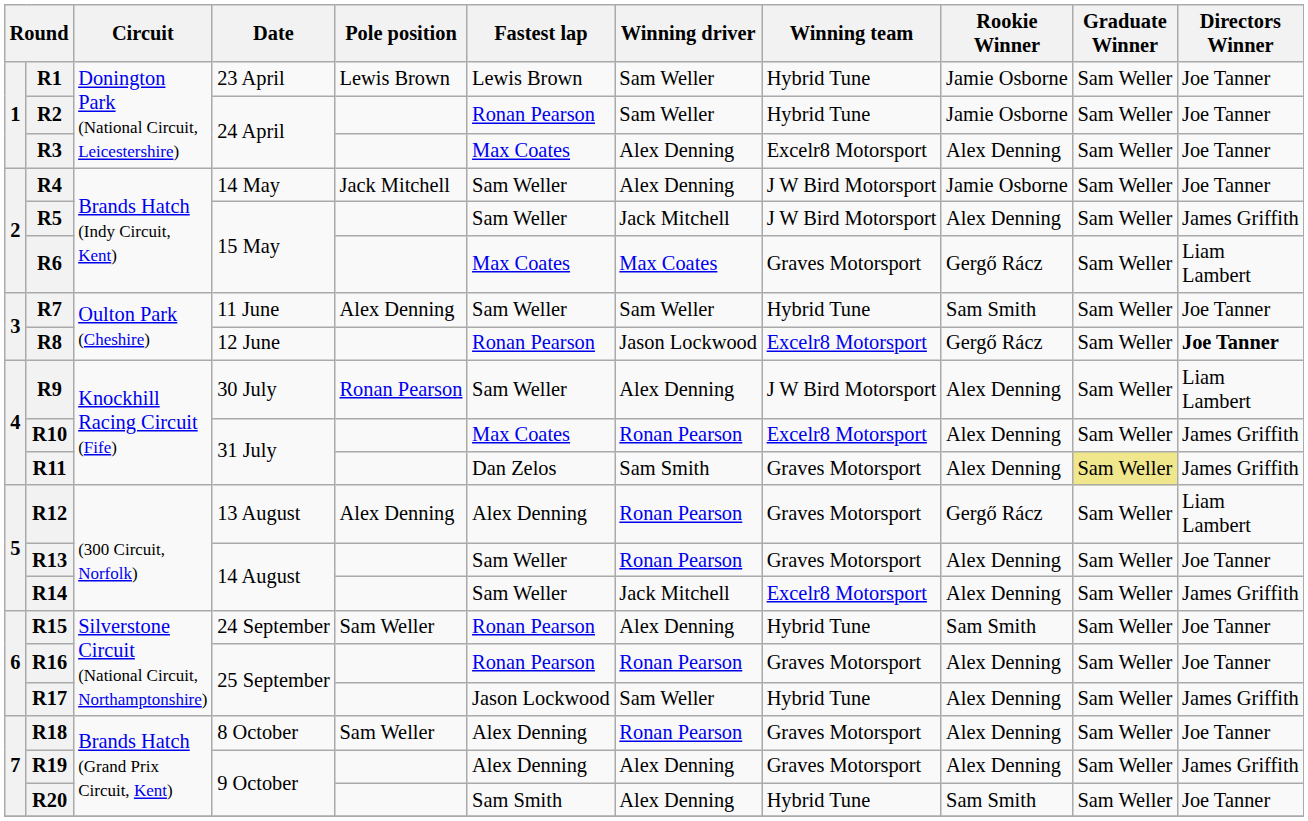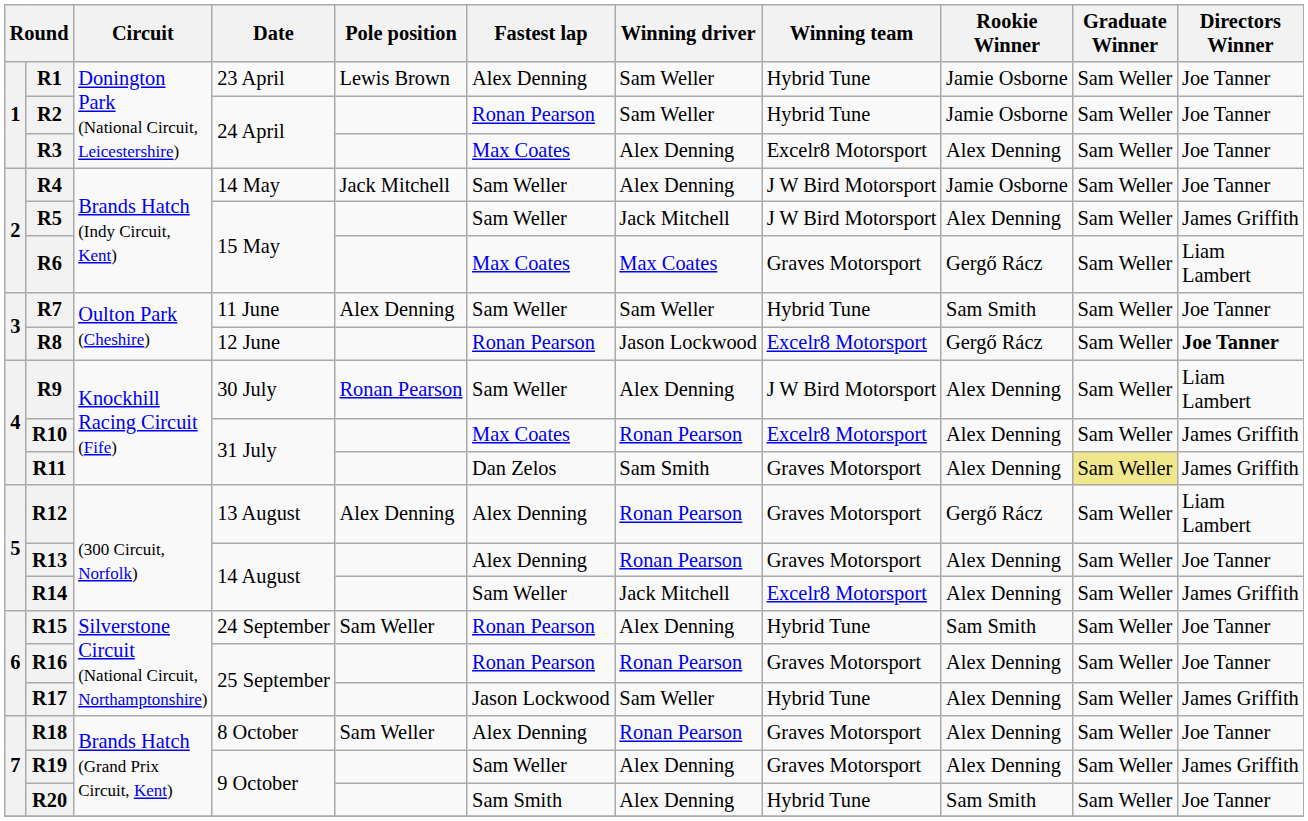(527, 78) Lewis Brown -> (530, 78) Alex Denning
(519, 559) Sam Weller -> (530, 559) Alex Denning
(530, 765) Alex Denning -> (519, 765) Sam Weller
